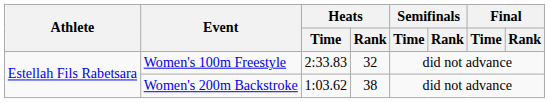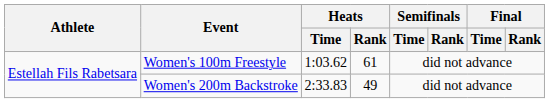(326, 63) 2:33.83 -> (326, 63) 1:03.62
(370, 63) 32 -> (370, 63) 61
(326, 86) 1:03.62 -> (326, 86) 2:33.83
(370, 86) 38 -> (370, 86) 49
